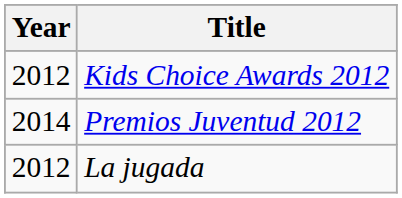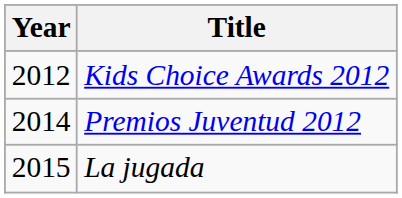(41, 167) 2012 -> (41, 167) 2015
